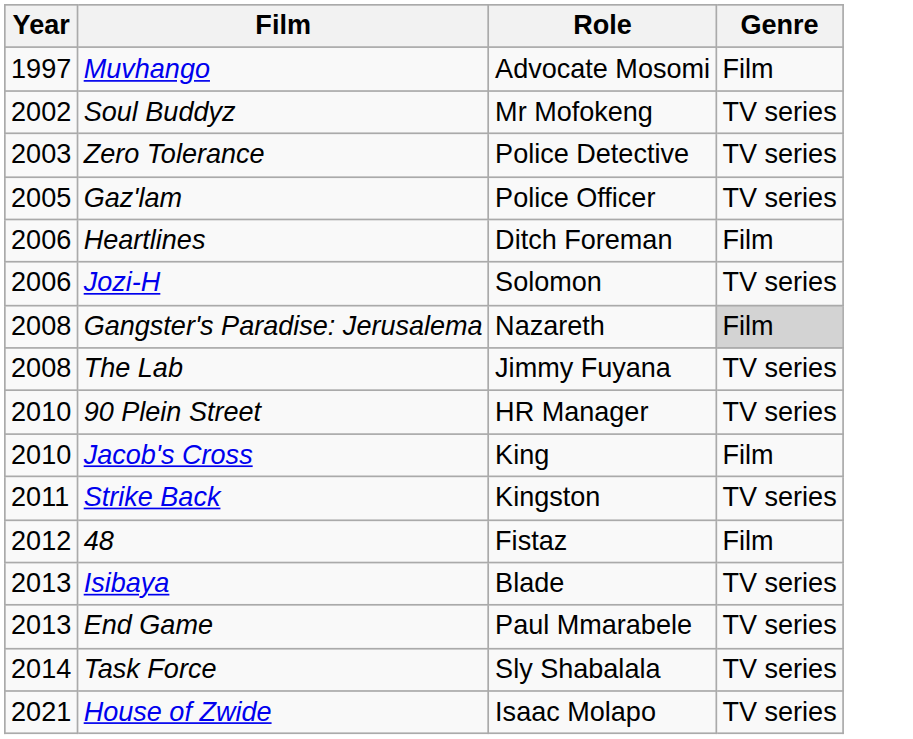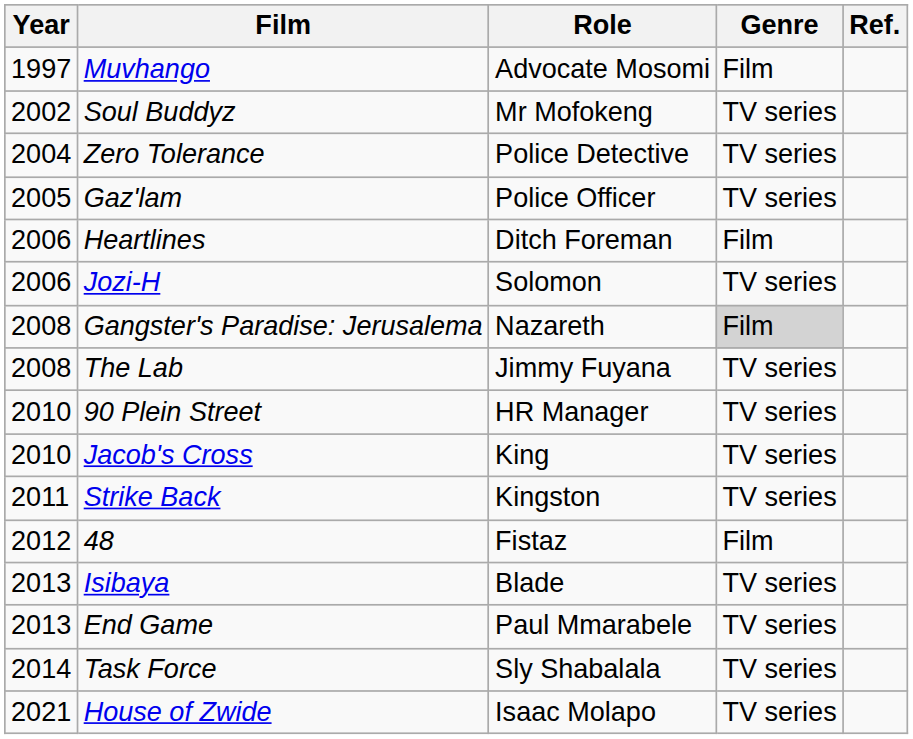+ column: (875, 25)
(41, 154) 2003 -> (41, 154) 2004
(748, 454) Film -> (780, 454) TV series
